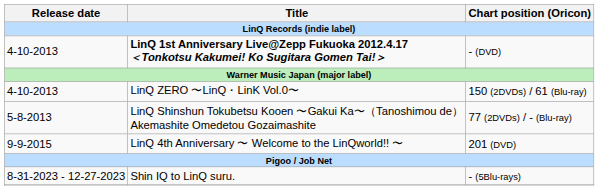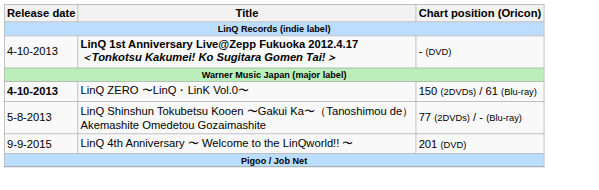(66, 91) normal -> (41, 91) bold
- row: (297, 176)
